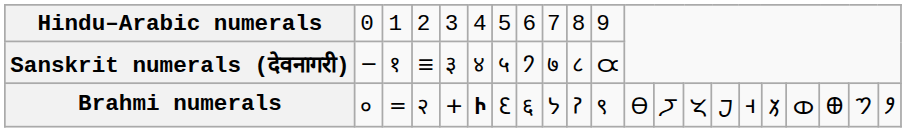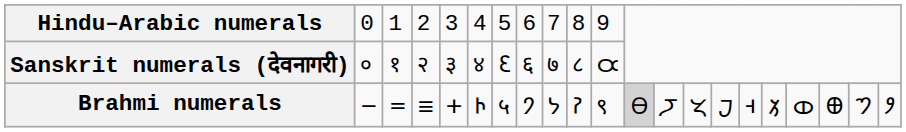(369, 65) 𑁒 -> (366, 65) ०
(425, 65) 𑁔 -> (423, 65) २
(504, 65) ५ -> (505, 65) 𑁗
(529, 65) 𑁘 -> (529, 65) ६
(366, 107) ० -> (369, 107) 𑁒
(423, 107) २ -> (425, 107) 𑁔
(480, 107) bold -> (480, 107) normal
(505, 107) 𑁗 -> (504, 107) ५
(529, 107) ६ -> (529, 107) 𑁘
(639, 107) no background -> (639, 107) lightgrey background
